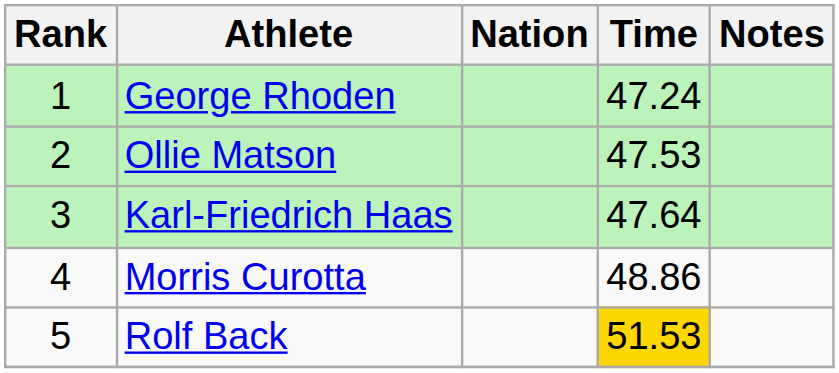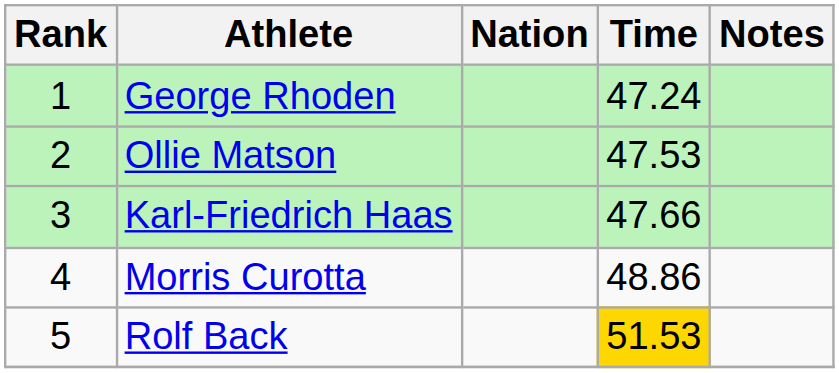(654, 215) 47.64 -> (654, 215) 47.66
